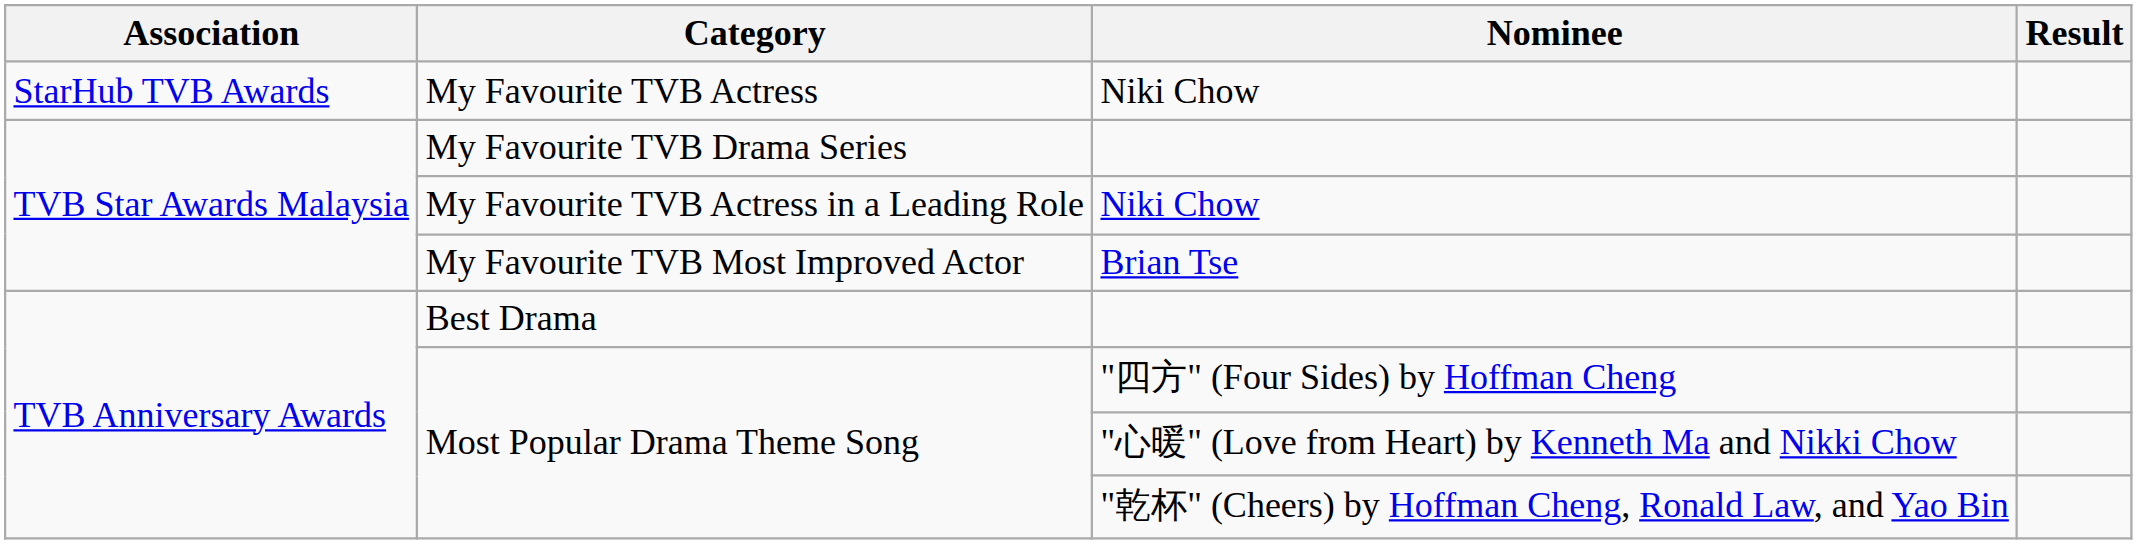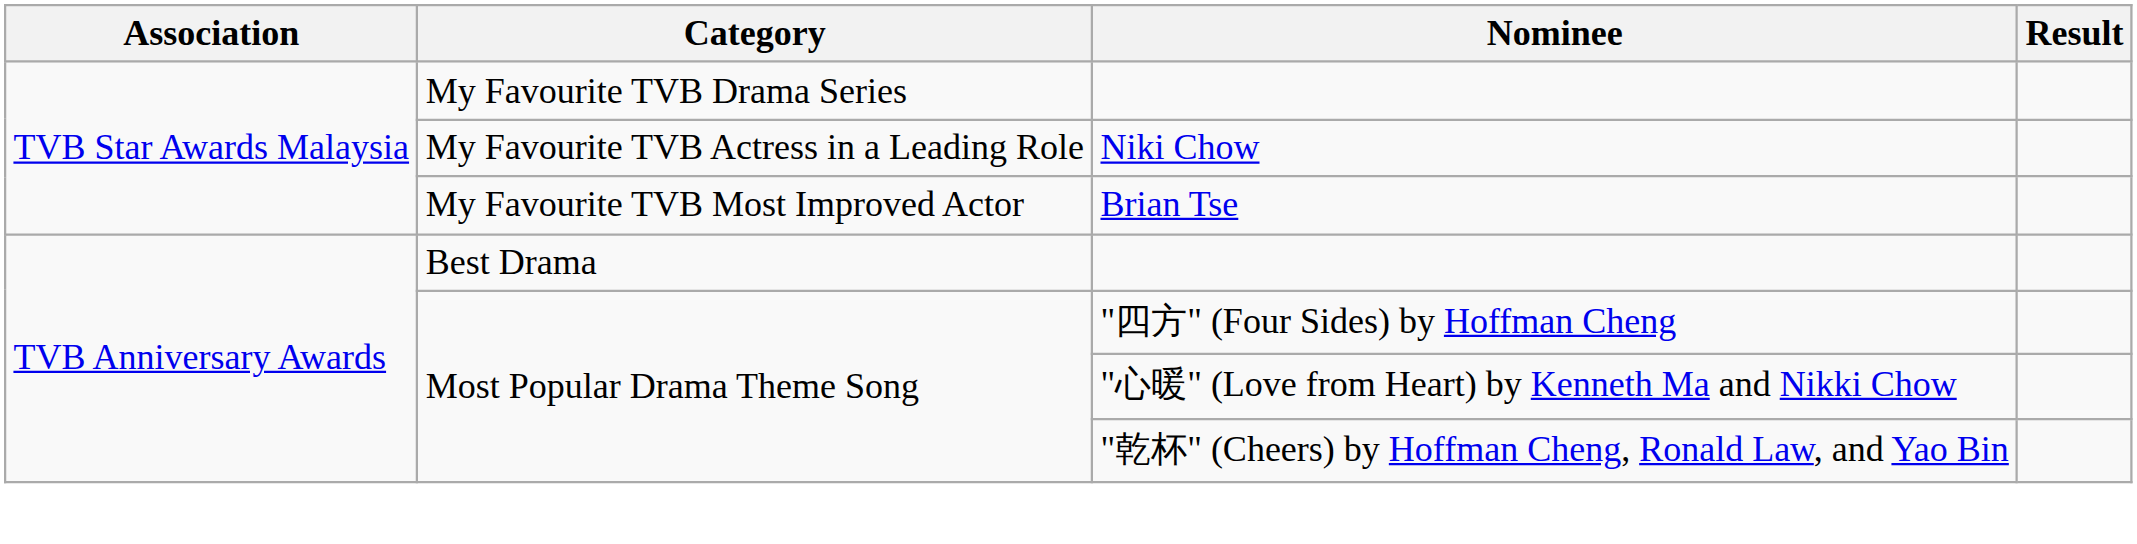- row: (622, 90)
